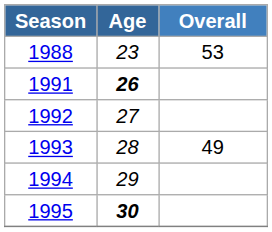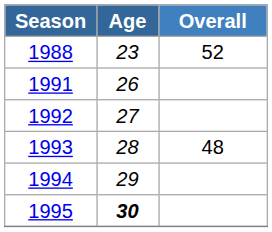(213, 52) 53 -> (213, 52) 52
(128, 84) bold -> (128, 84) normal
(213, 148) 49 -> (213, 148) 48
